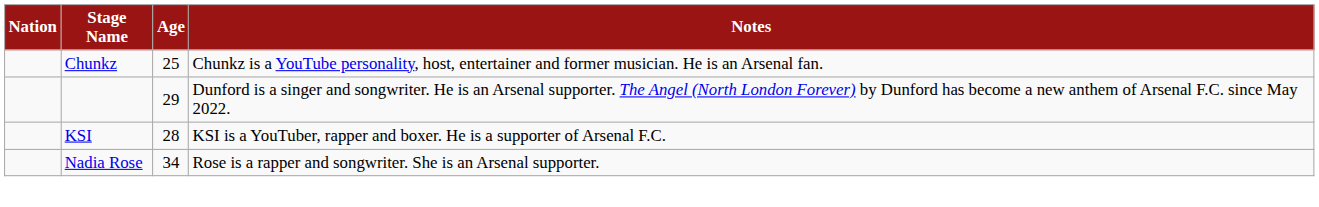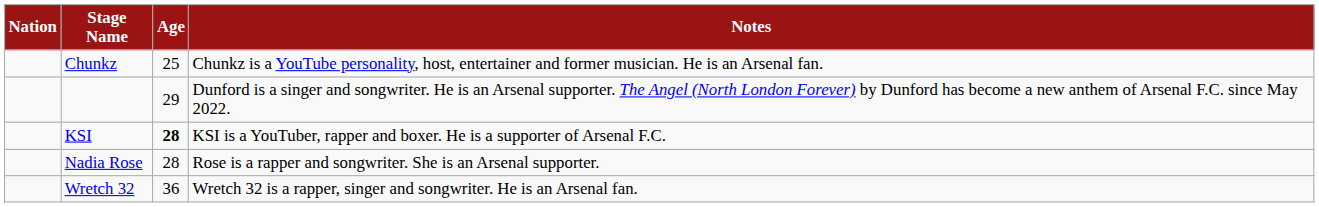(171, 135) normal -> (171, 135) bold
(171, 162) 34 -> (171, 162) 28
+ row: (100, 188)
